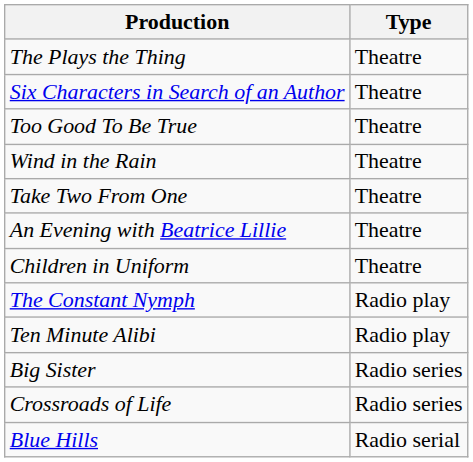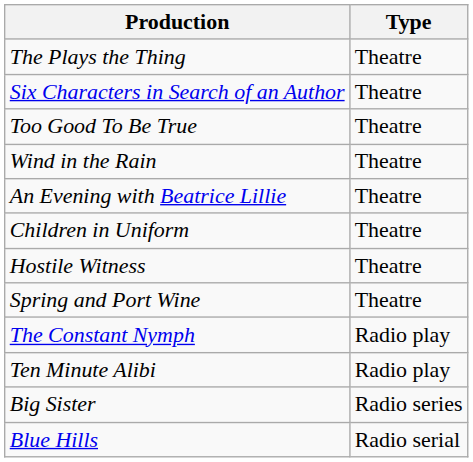- row: (99, 195)
+ row: (78, 265)
+ row: (105, 299)
- row: (91, 404)
